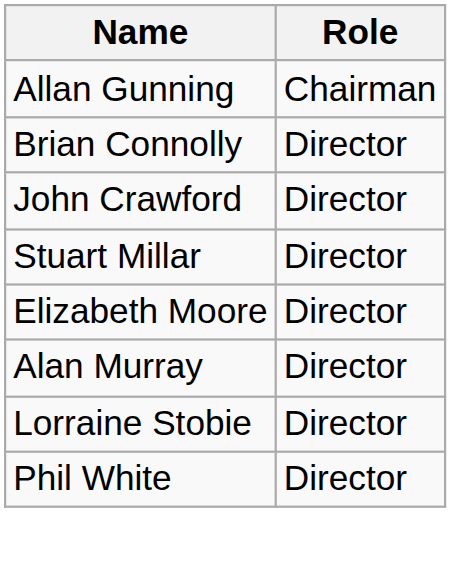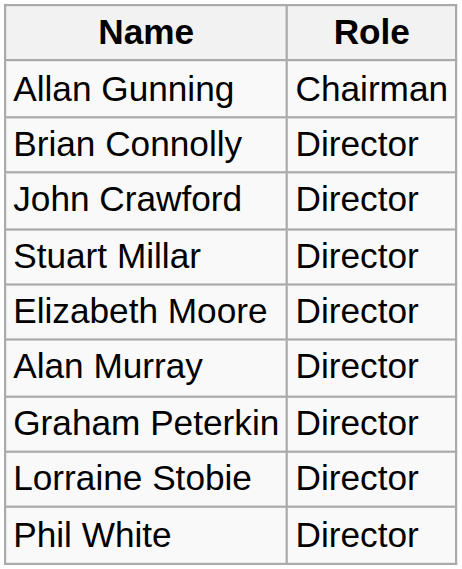+ row: (146, 423)
